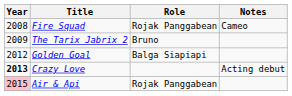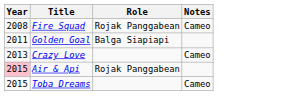- row: (80, 40)
(17, 55) 2012 -> (17, 40) 2011
(17, 69) bold -> (17, 55) normal
(253, 69) Acting debut -> (197, 55) Cameo
+ row: (61, 84)
